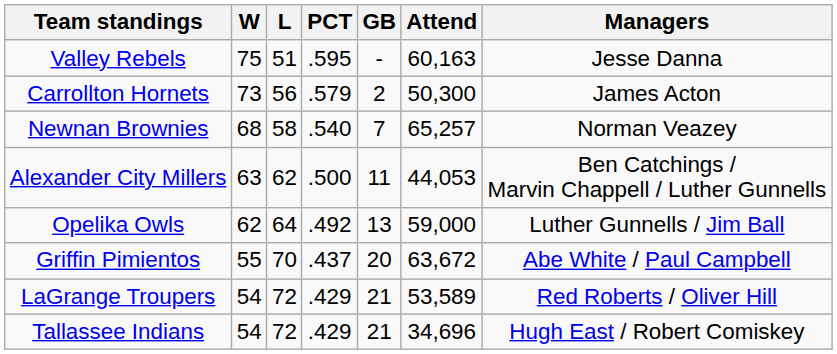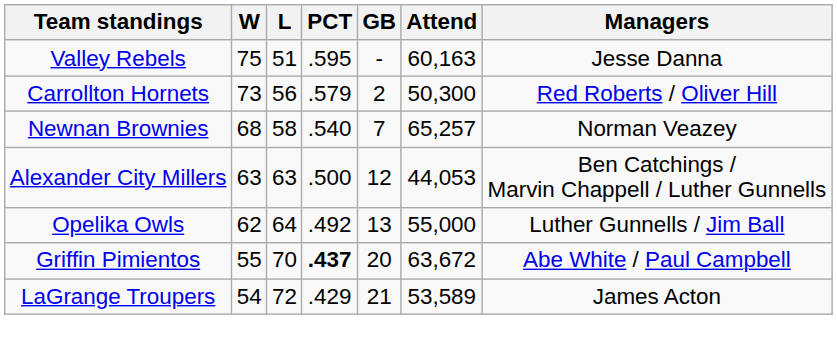(657, 93) James Acton -> (657, 93) Red Roberts / Oliver Hill
(284, 176) 62 -> (284, 176) 63
(379, 176) 11 -> (379, 176) 12
(442, 225) 59,000 -> (442, 225) 55,000
(330, 260) normal -> (330, 260) bold
(657, 296) Red Roberts / Oliver Hill -> (657, 296) James Acton
- row: (118, 331)
